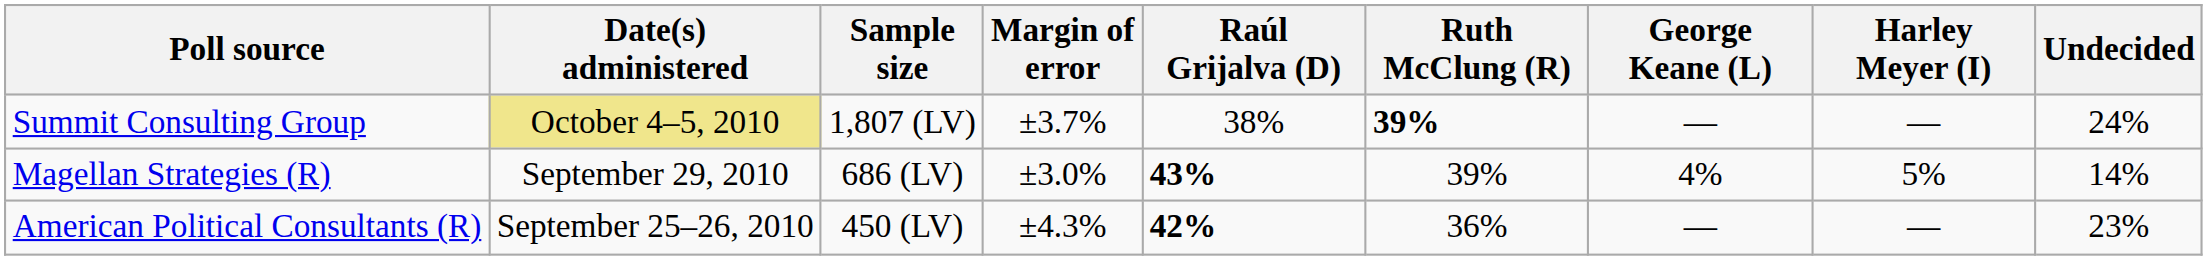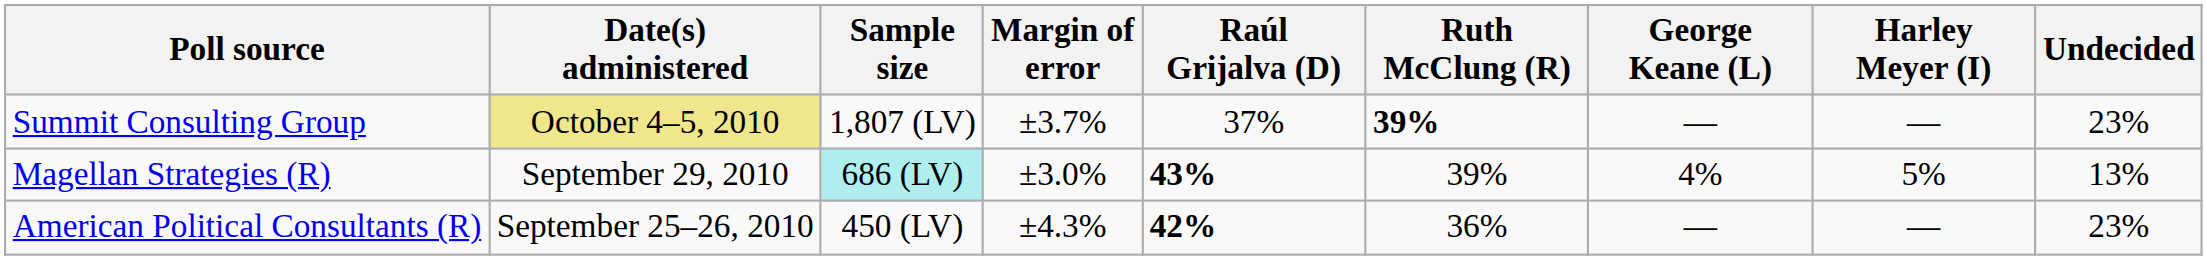(1254, 121) 38% -> (1254, 121) 37%
(2119, 121) 24% -> (2119, 121) 23%
(902, 173) no background -> (902, 173) paleturquoise background
(2119, 173) 14% -> (2119, 173) 13%
